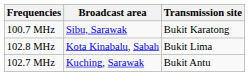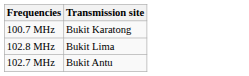- column: (112, 12)
